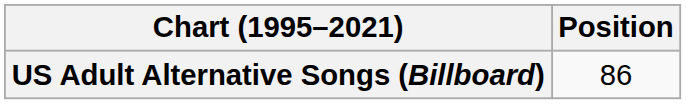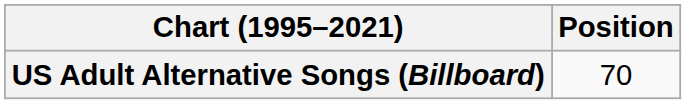(616, 74) 86 -> (616, 74) 70
